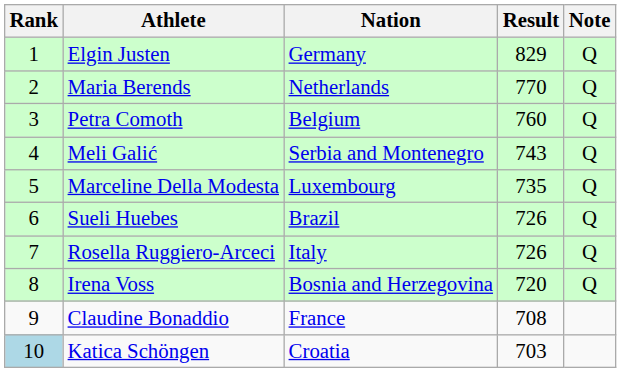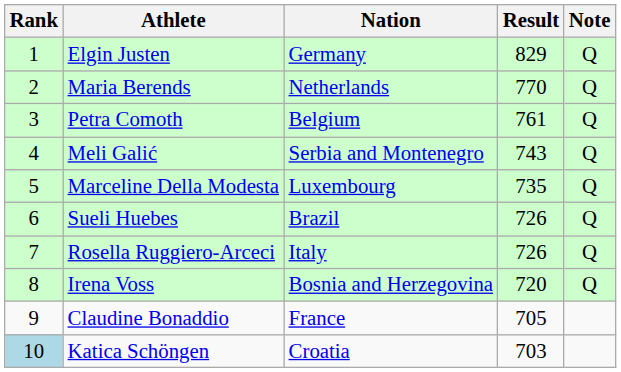(531, 119) 760 -> (531, 119) 761
(531, 317) 708 -> (531, 317) 705
